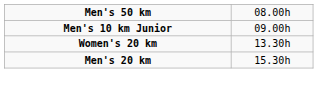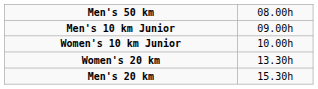+ row: (121, 44)
